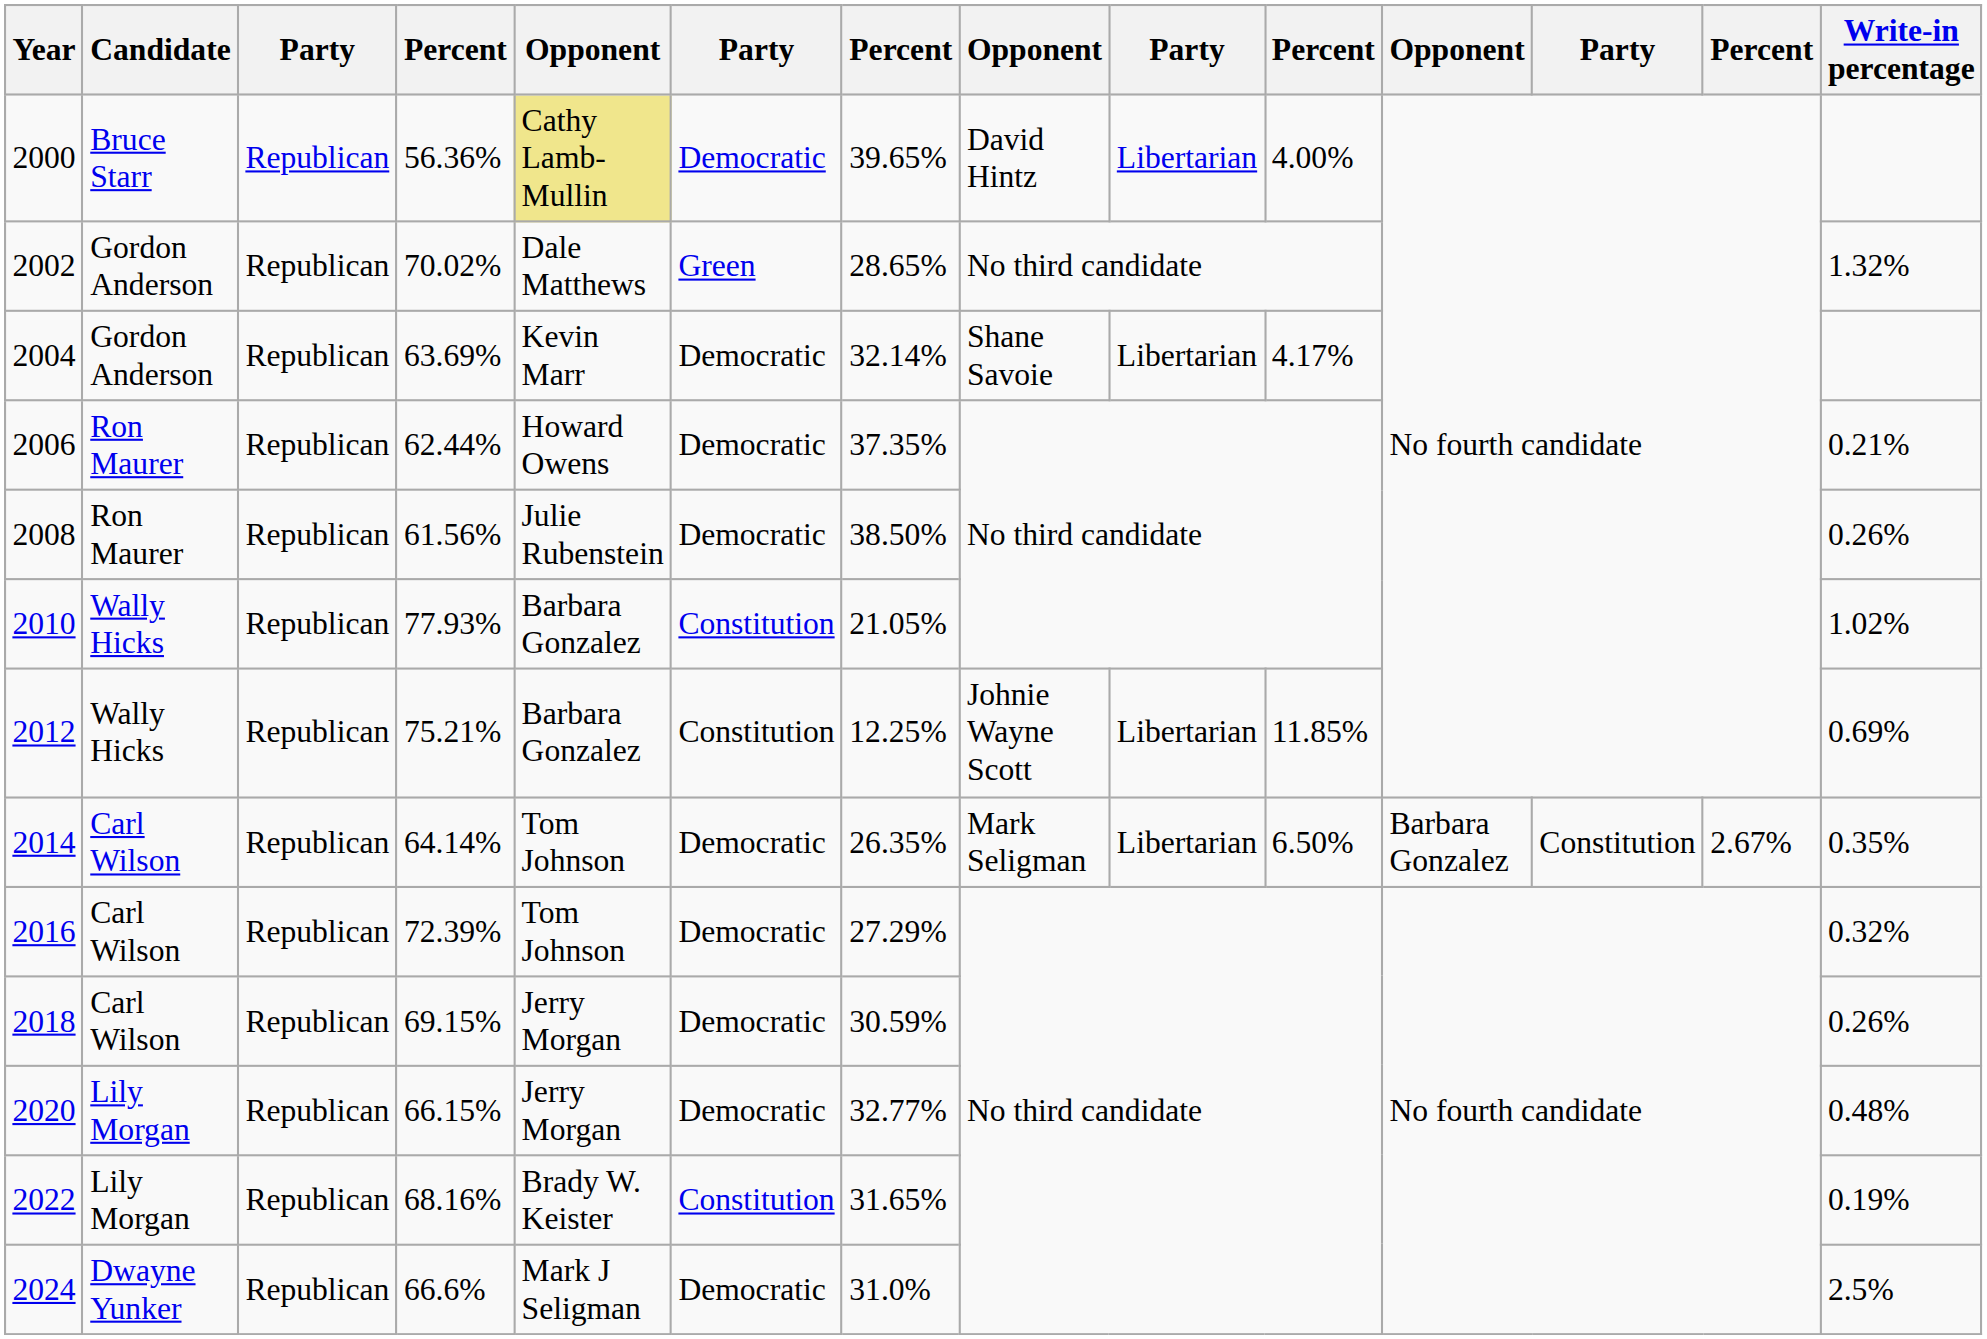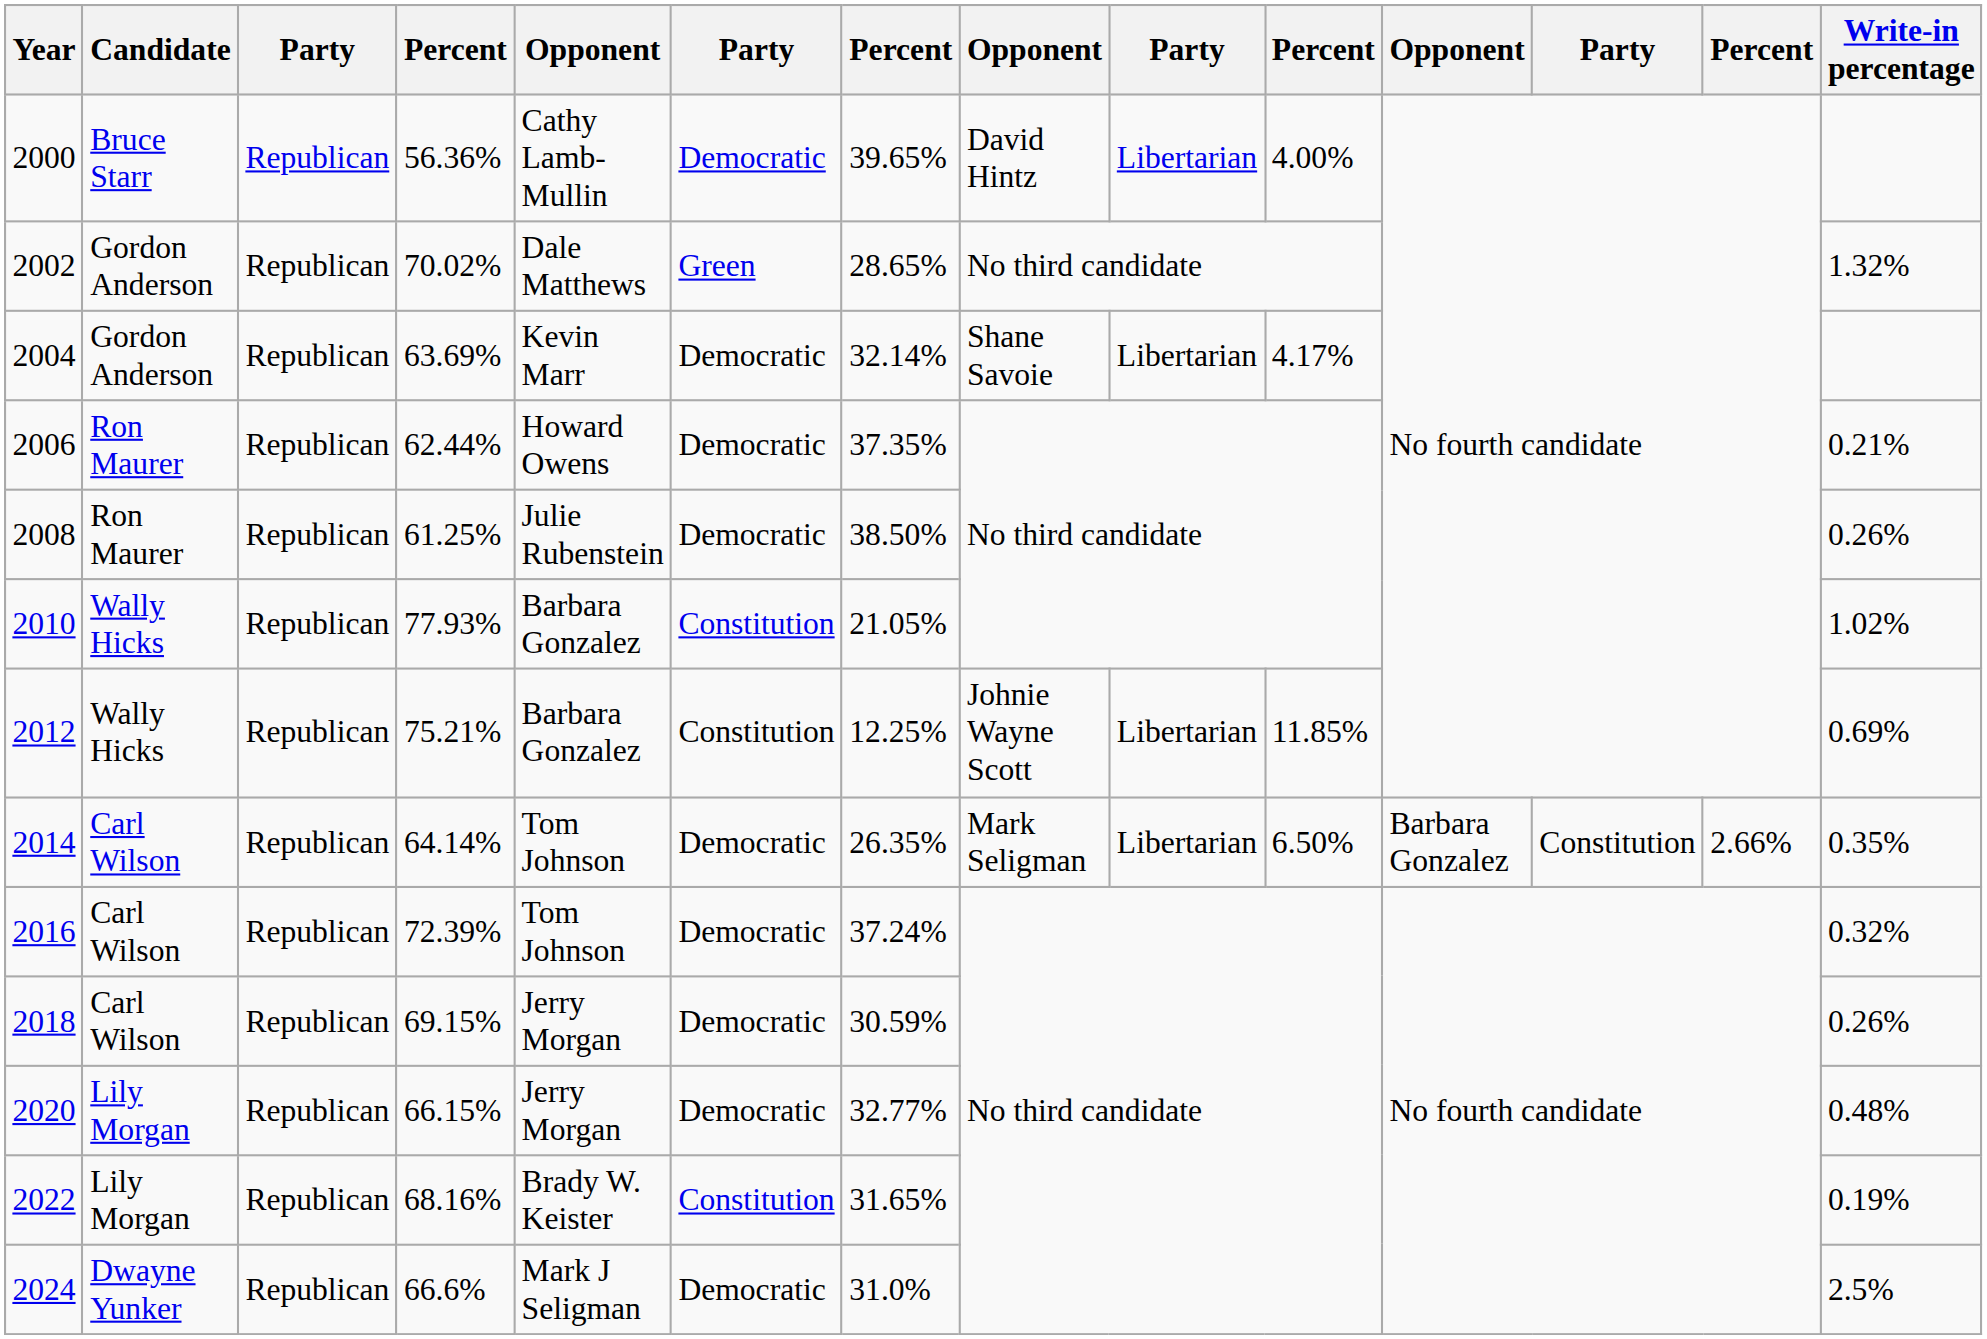(565, 157) khaki background -> (565, 157) no background
(453, 534) 61.56% -> (453, 534) 61.25%
(1751, 840) 2.67% -> (1751, 840) 2.66%
(898, 930) 27.29% -> (898, 930) 37.24%
